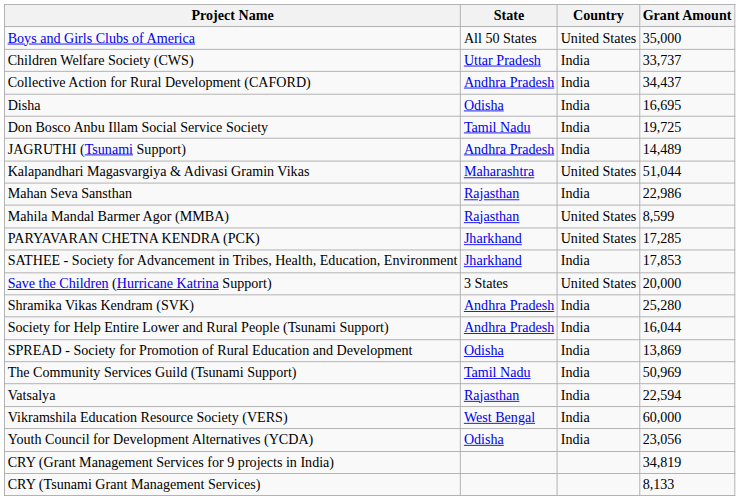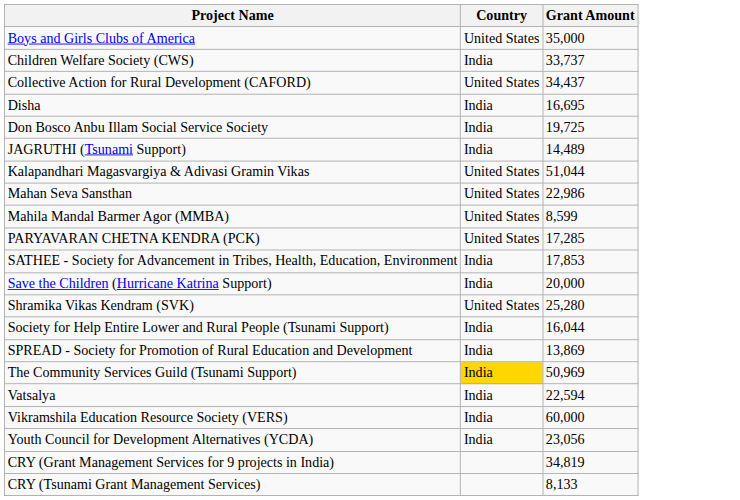- column: (509, 15)
(575, 82) India -> (502, 82) United States
(575, 194) India -> (502, 194) United States
(598, 283) United States -> (478, 283) India
(575, 305) India -> (502, 305) United States
(575, 372) no background -> (478, 372) gold background
